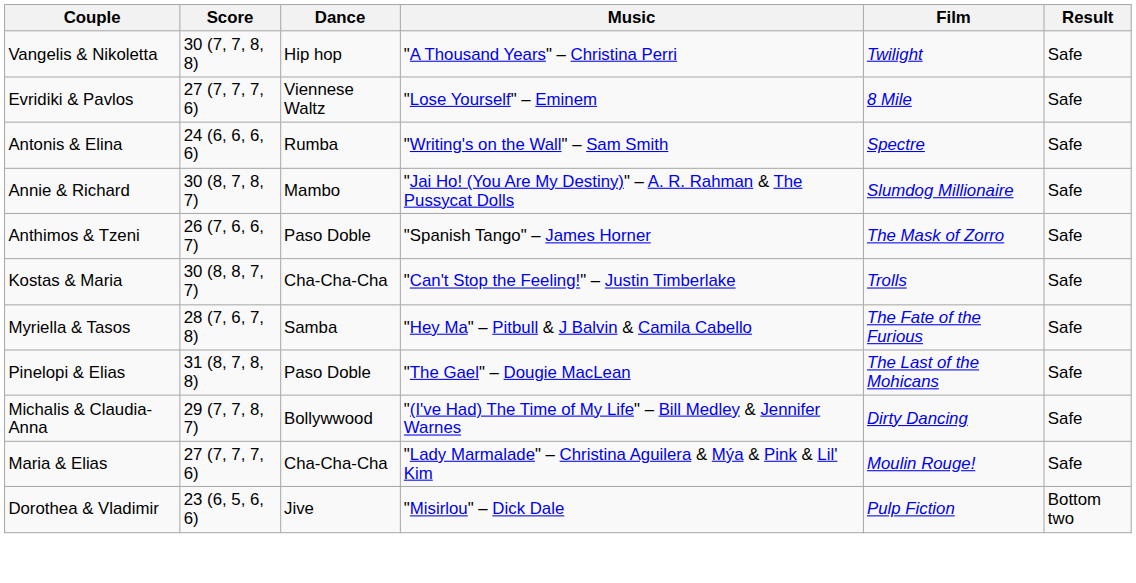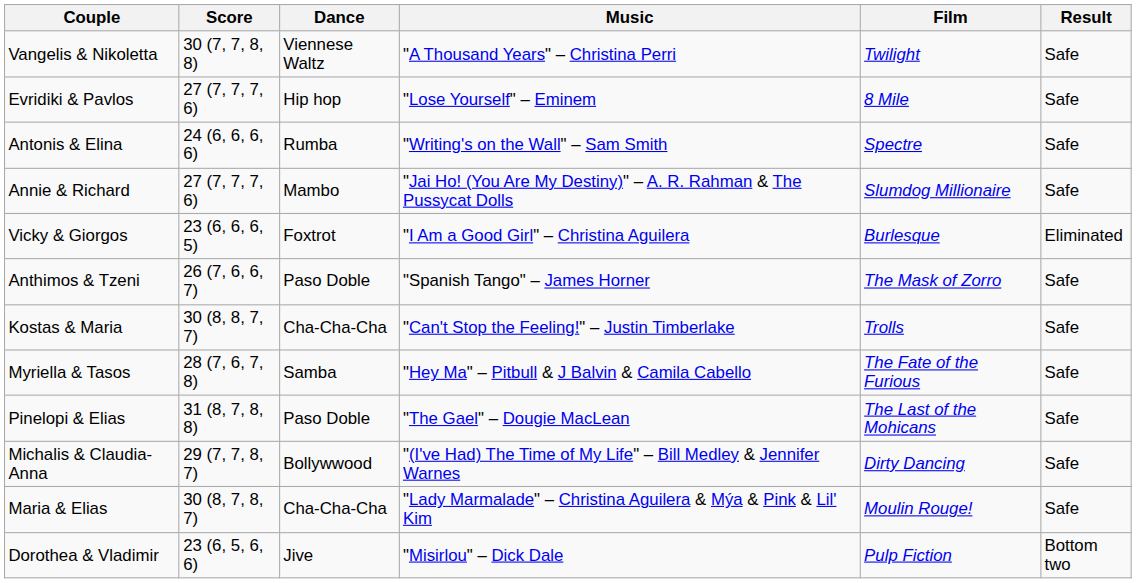(313, 53) Hip hop -> (318, 53) Viennese Waltz
(319, 99) Viennese Waltz -> (312, 99) Hip hop
(224, 190) 30 (8, 7, 8, 7) -> (223, 190) 27 (7, 7, 7, 6)
+ row: (68, 236)
(224, 463) 27 (7, 7, 7, 6) -> (223, 509) 30 (8, 7, 8, 7)
